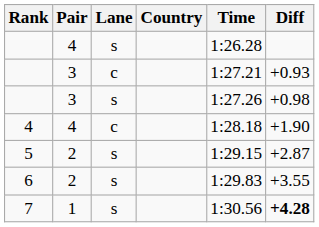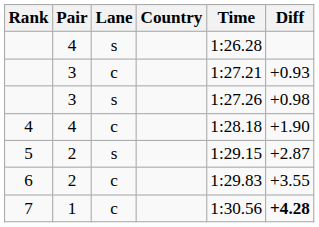(114, 180) s -> (114, 180) c
(114, 208) s -> (114, 208) c
